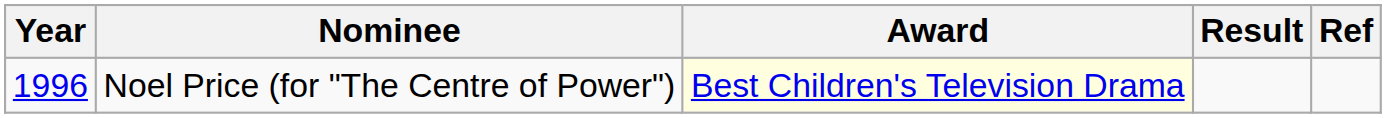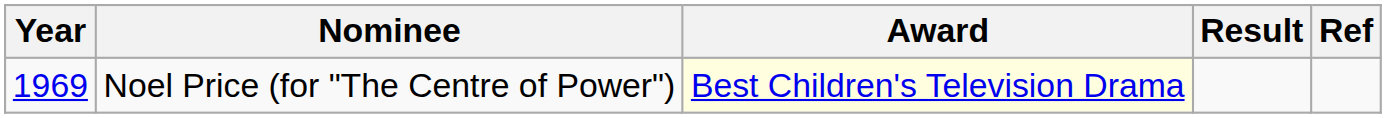(50, 84) 1996 -> (50, 84) 1969
